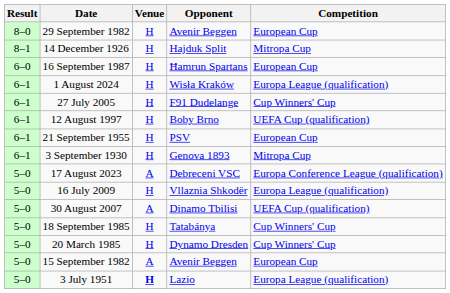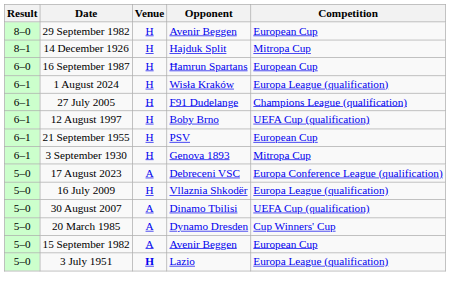(294, 102) Cup Winners' Cup -> (330, 102) Champions League (qualification)
- row: (86, 226)
(150, 244) H -> (150, 226) A
